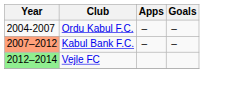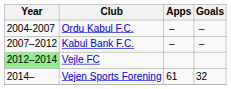(32, 44) lightsalmon background -> (32, 44) no background
+ row: (112, 76)
